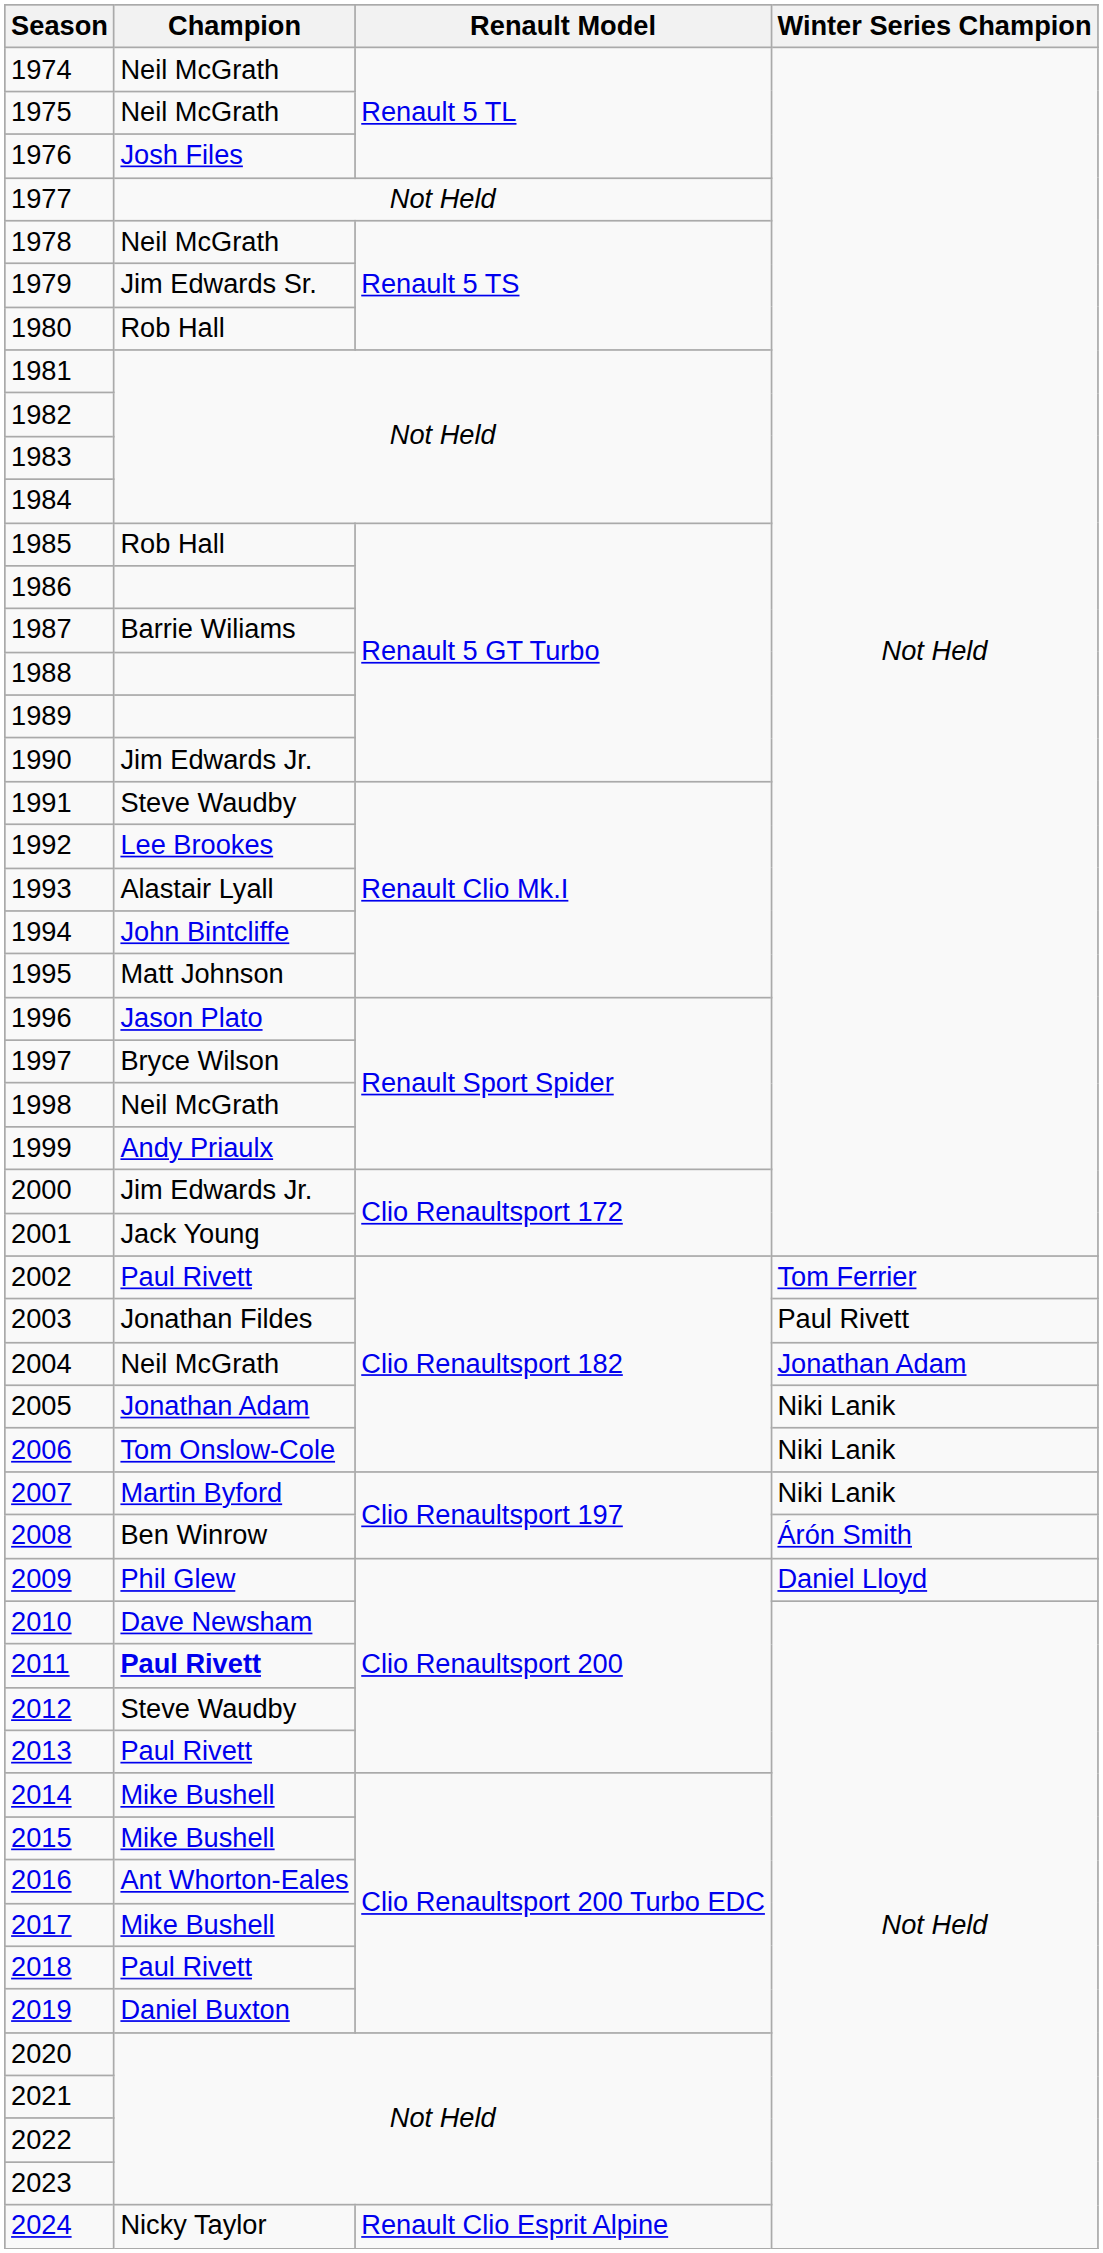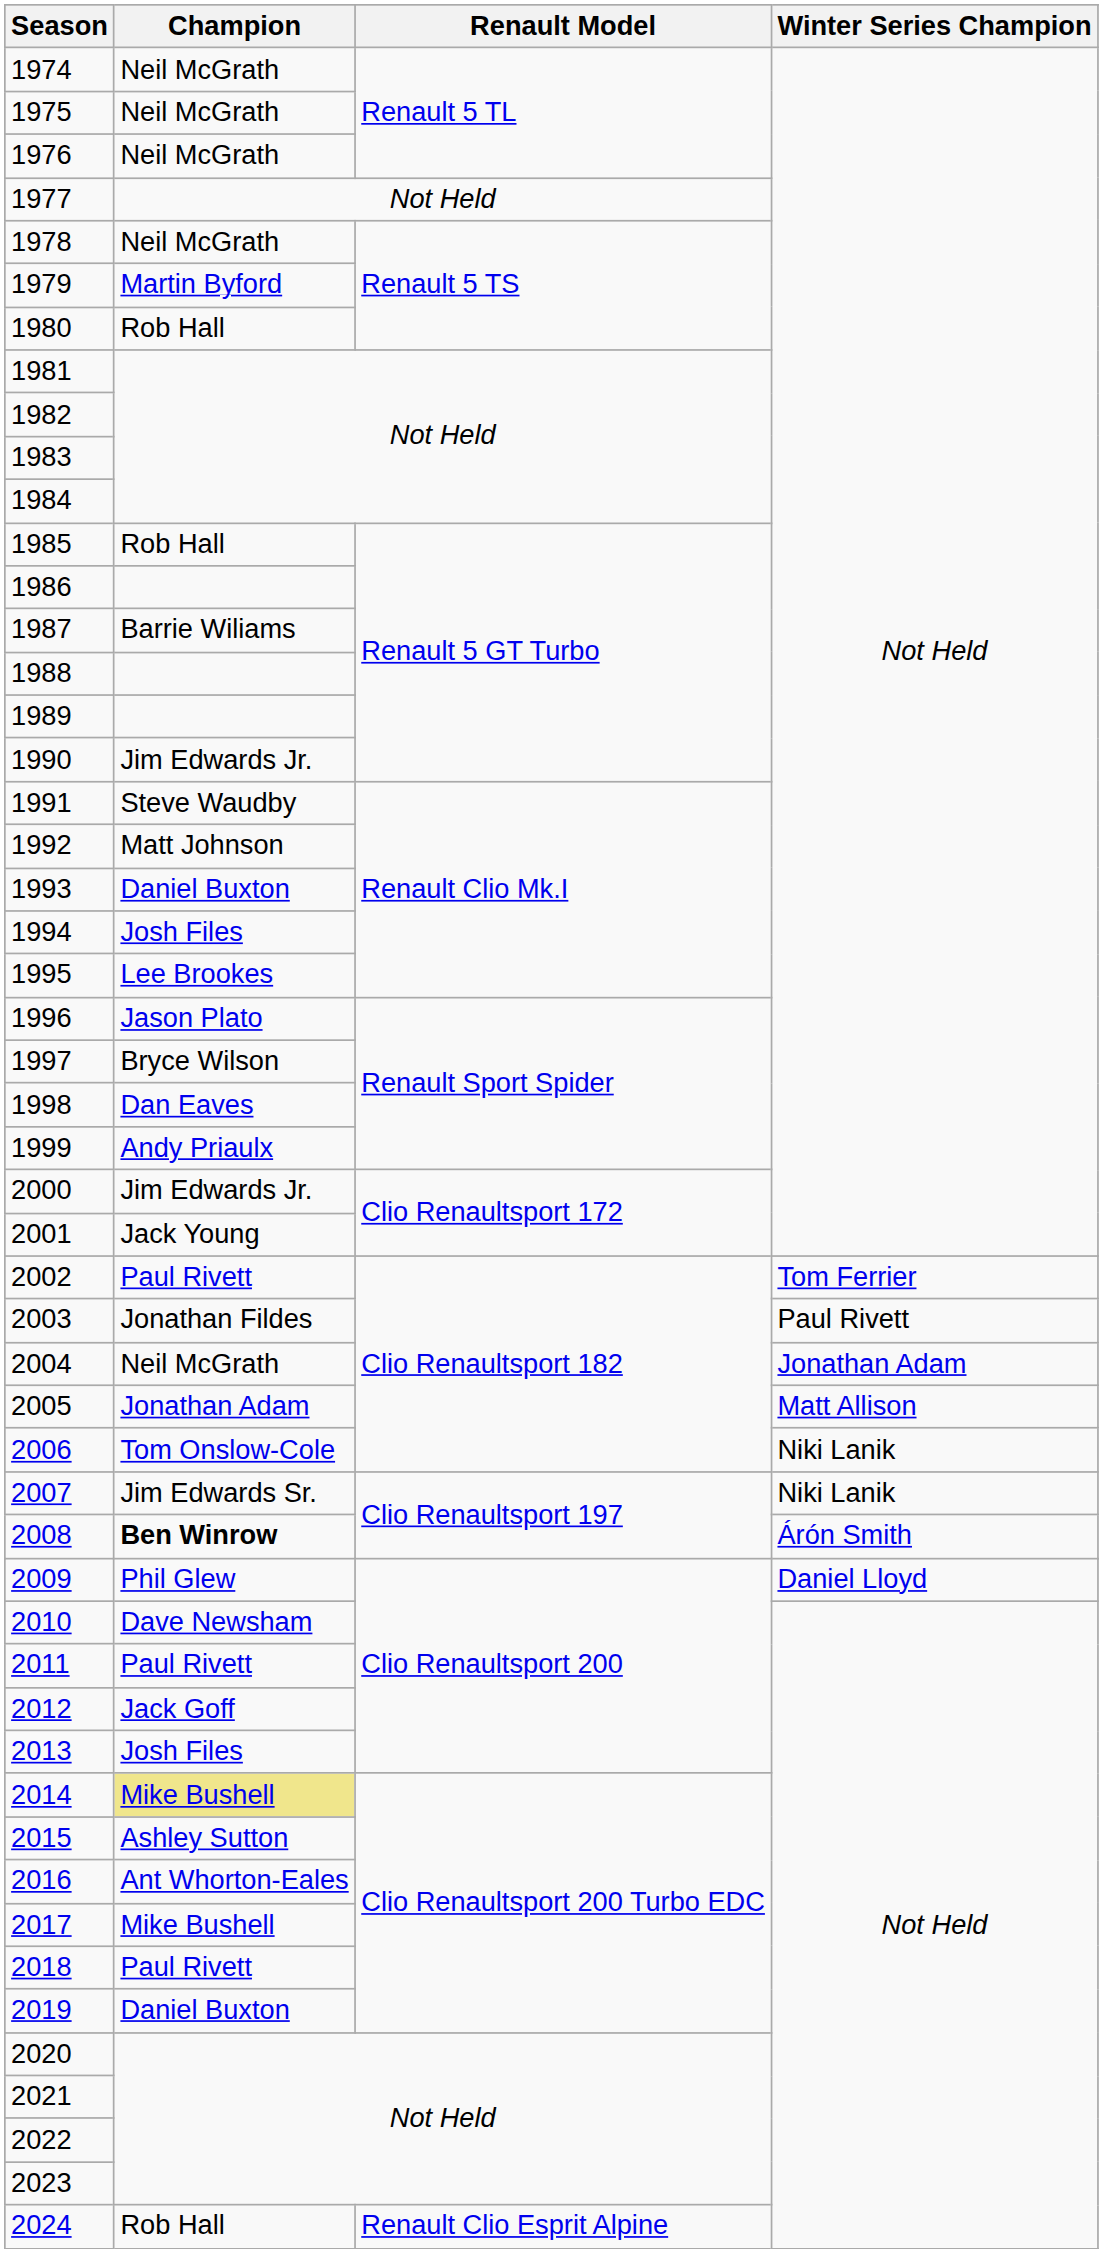(182, 155) Josh Files -> (200, 155) Neil McGrath
(219, 284) Jim Edwards Sr. -> (201, 284) Martin Byford
(197, 845) Lee Brookes -> (202, 845) Matt Johnson
(197, 888) Alastair Lyall -> (205, 888) Daniel Buxton
(205, 931) John Bintcliffe -> (182, 931) Josh Files
(202, 975) Matt Johnson -> (197, 975) Lee Brookes
(200, 1104) Neil McGrath -> (187, 1104) Dan Eaves
(836, 1406) Niki Lanik -> (847, 1406) Matt Allison
(201, 1492) Martin Byford -> (219, 1492) Jim Edwards Sr.
(194, 1535) normal -> (199, 1535) bold
(191, 1665) bold -> (186, 1665) normal
(208, 1708) Steve Waudby -> (178, 1708) Jack Goff
(186, 1751) Paul Rivett -> (182, 1751) Josh Files
(198, 1794) no background -> (198, 1794) khaki background
(198, 1837) Mike Bushell -> (204, 1837) Ashley Sutton
(193, 2226) Nicky Taylor -> (173, 2226) Rob Hall
